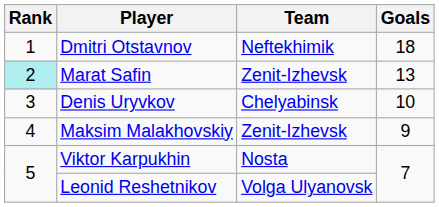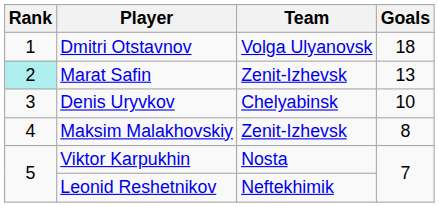(288, 46) Neftekhimik -> (307, 46) Volga Ulyanovsk
(405, 131) 9 -> (405, 131) 8
(307, 187) Volga Ulyanovsk -> (288, 187) Neftekhimik
